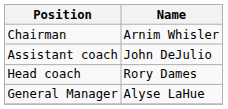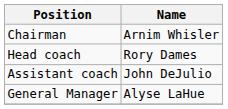rows swapped: (44, 74) <-> (63, 54)
